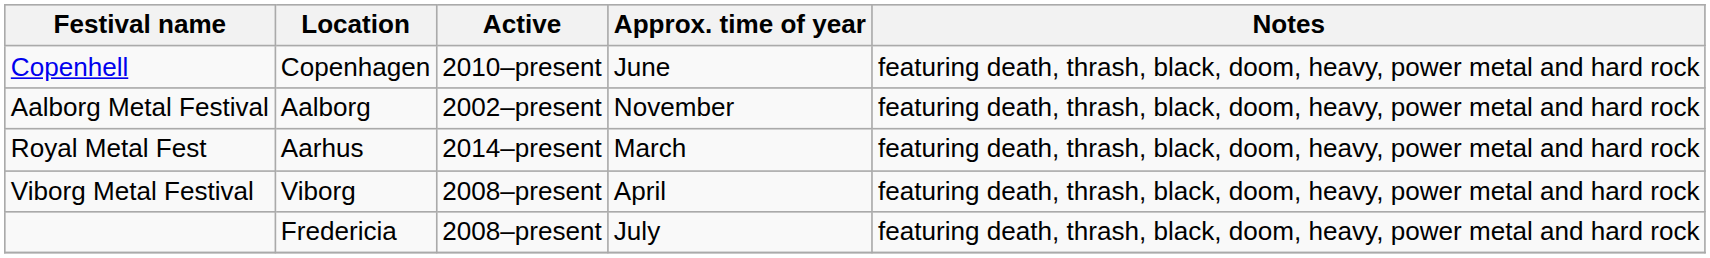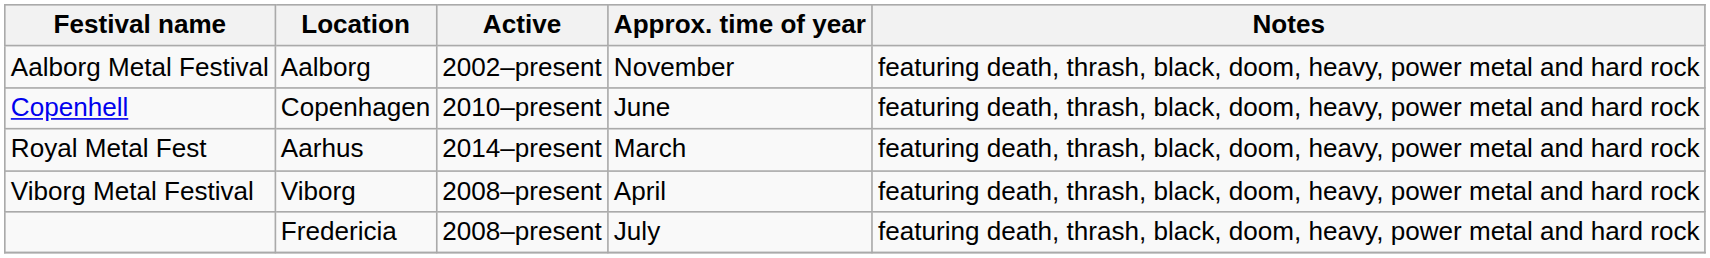rows swapped: (70, 66) <-> (140, 107)
